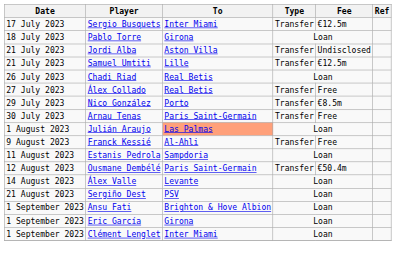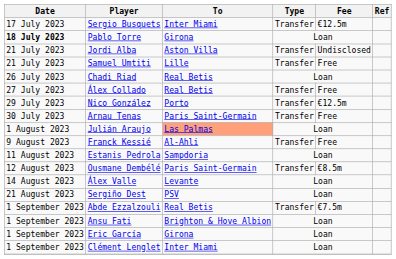(35, 37) normal -> (35, 37) bold
(332, 63) €12.5m -> (327, 63) Free
(330, 103) €8.5m -> (332, 103) €12.5m
(332, 169) €50.4m -> (330, 169) €8.5m
+ row: (124, 208)
